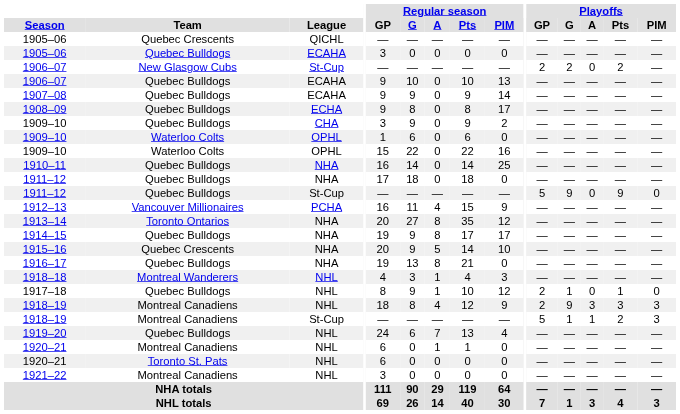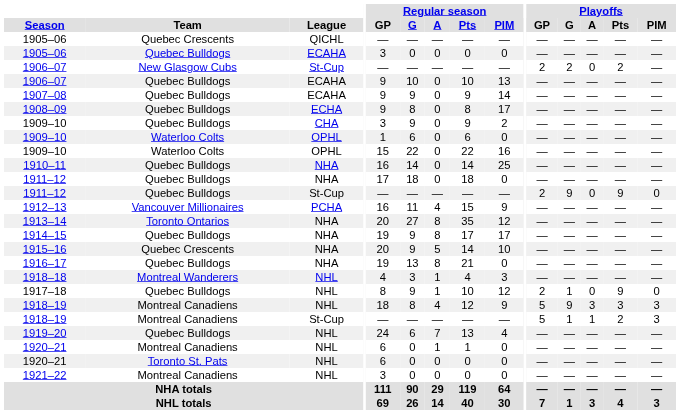(542, 193) 5 -> (542, 193) 2
(620, 291) 1 -> (620, 291) 9
(542, 305) 2 -> (542, 305) 5
